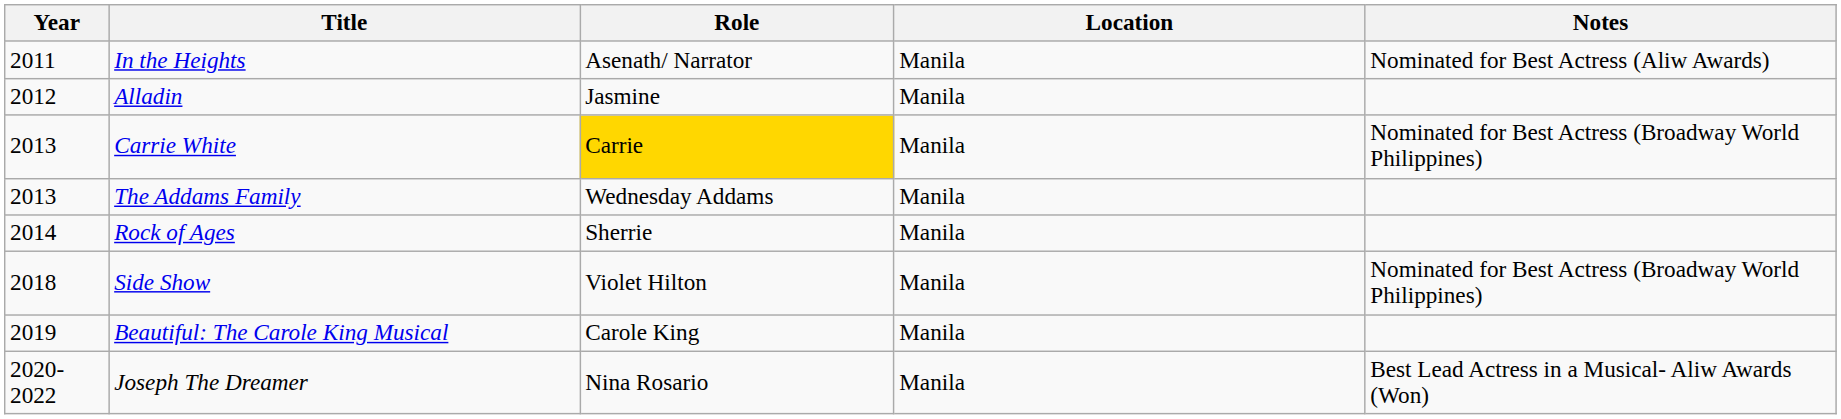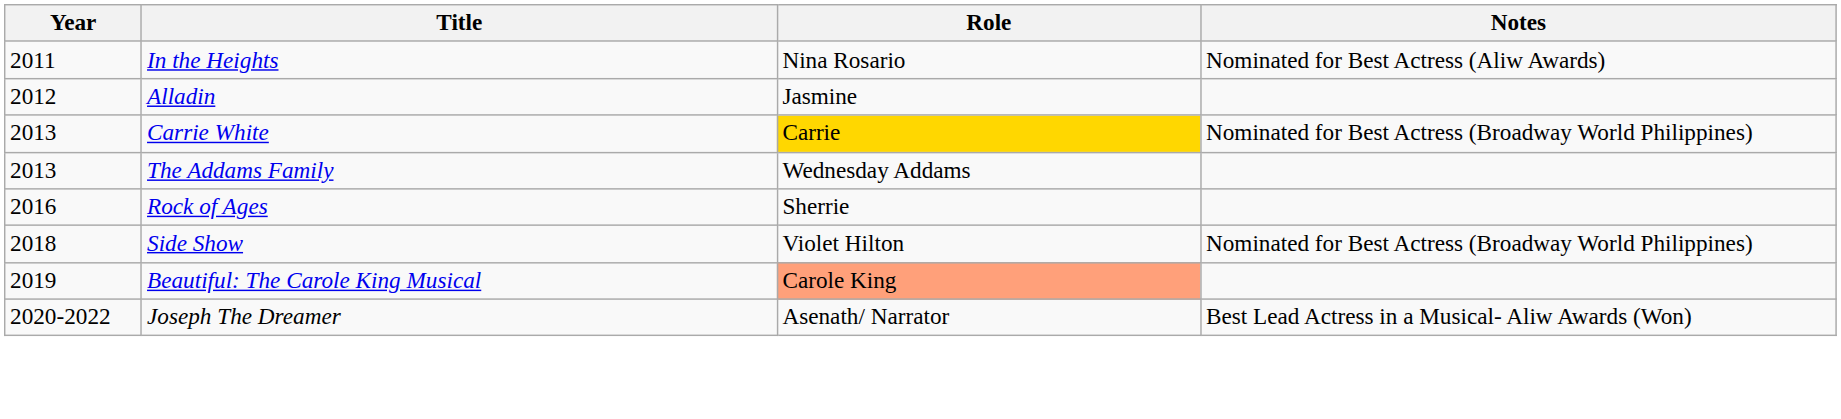- column: (1129, 22)
(669, 59) Asenath/ Narrator -> (844, 59) Nina Rosario
(33, 232) 2014 -> (33, 206) 2016
(642, 332) no background -> (839, 280) lightsalmon background
(647, 382) Nina Rosario -> (866, 317) Asenath/ Narrator
